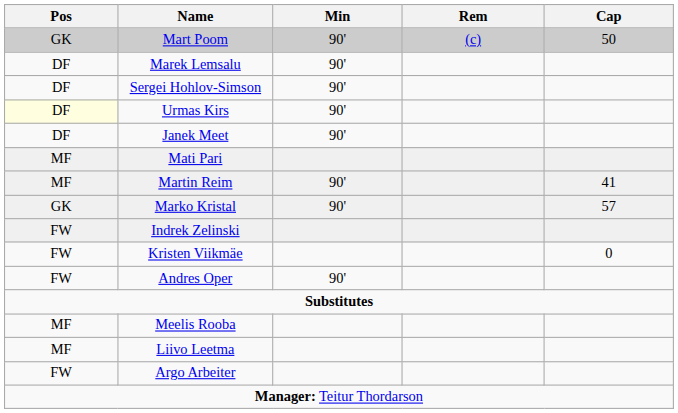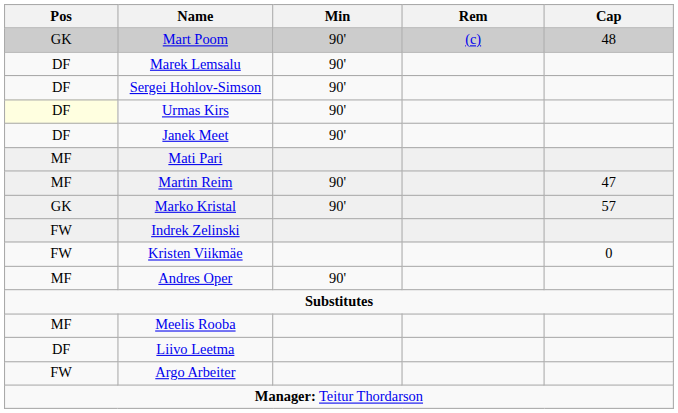(609, 39) 50 -> (609, 39) 48
(609, 182) 41 -> (609, 182) 47
(61, 277) FW -> (61, 277) MF
(61, 348) MF -> (61, 348) DF
